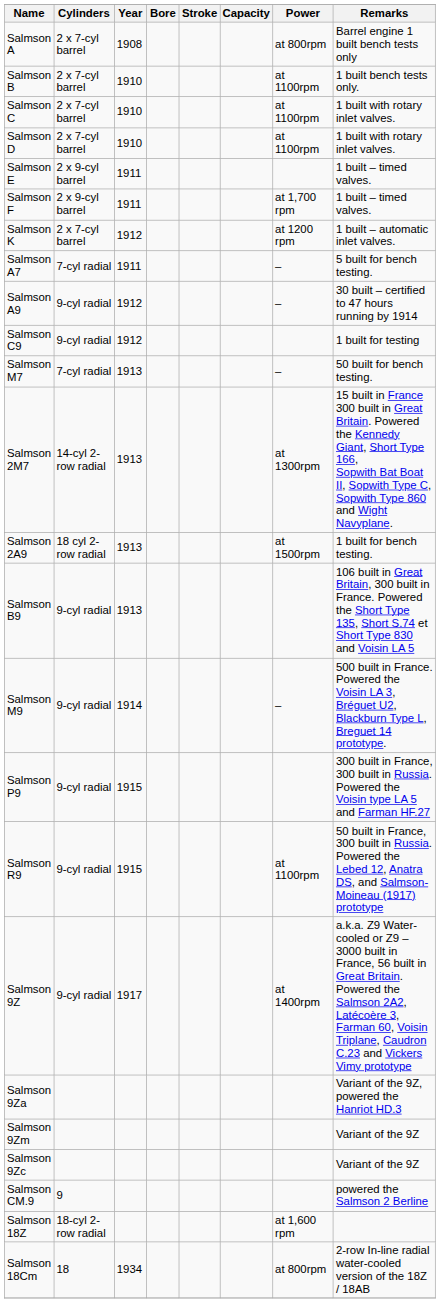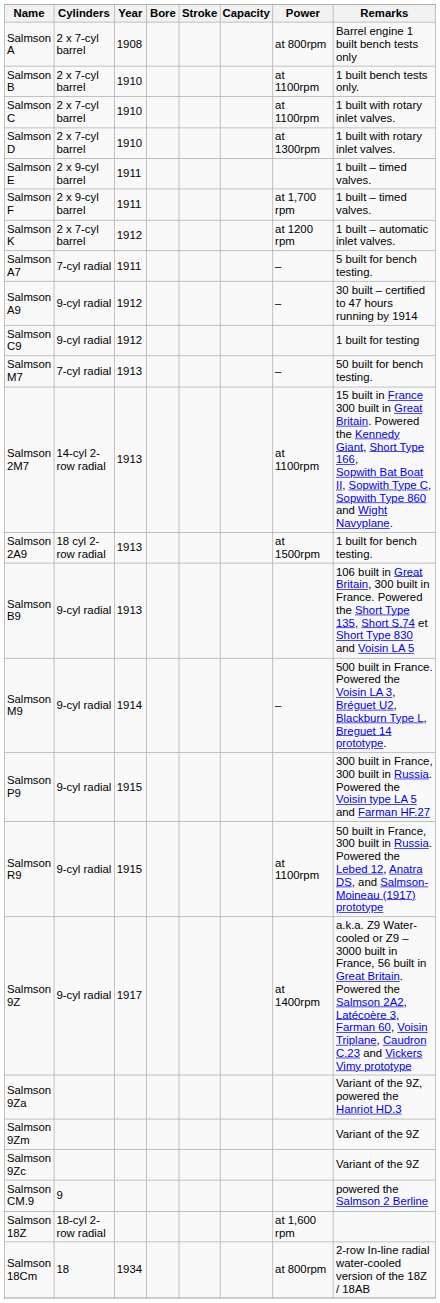(297, 143) at 1100rpm -> (298, 143) at 1300rpm
(298, 459) at 1300rpm -> (297, 459) at 1100rpm
